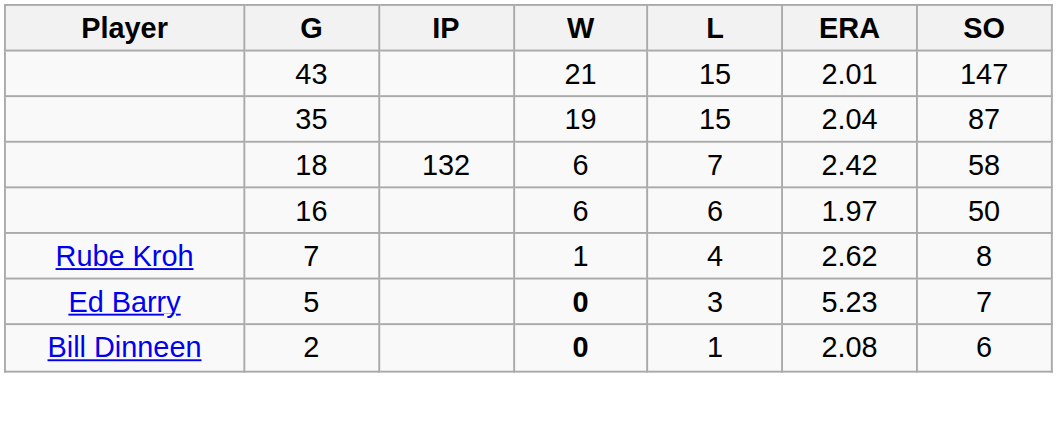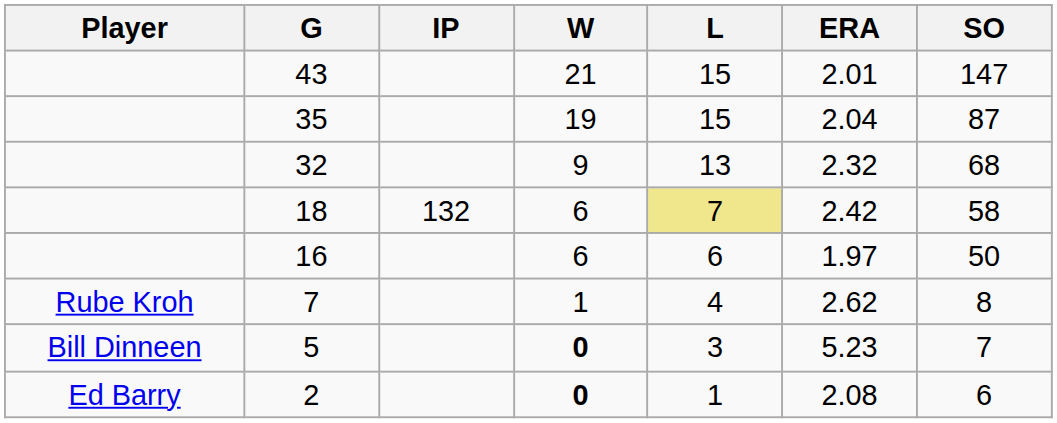+ row: (311, 165)
(715, 165) no background -> (715, 211) khaki background
(125, 302) Ed Barry -> (125, 348) Bill Dinneen
(125, 348) Bill Dinneen -> (125, 394) Ed Barry
